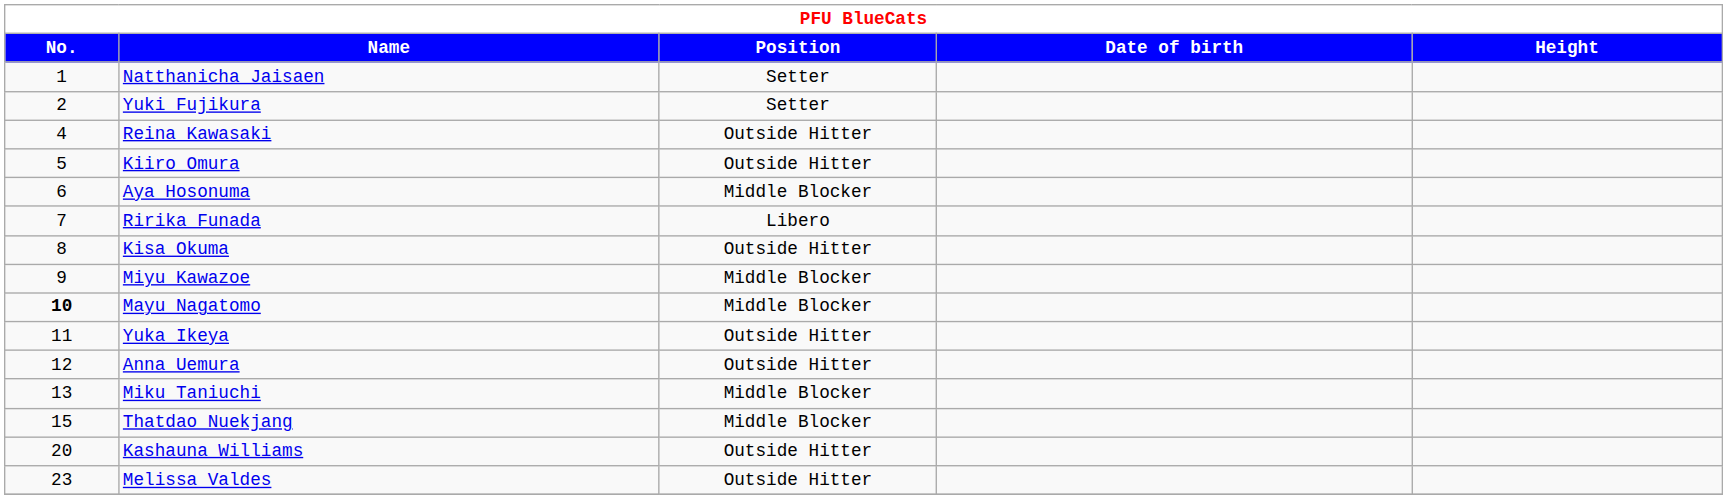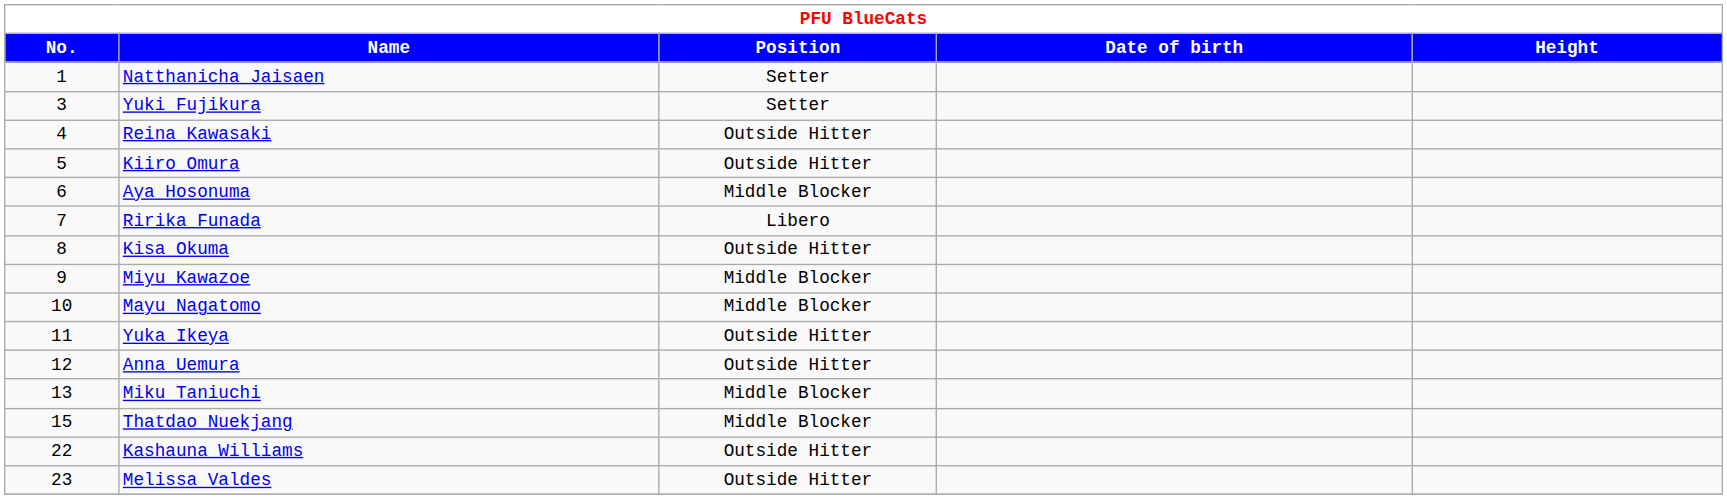(62, 106) 2 -> (62, 106) 3
(62, 307) bold -> (62, 307) normal
(62, 451) 20 -> (62, 451) 22
